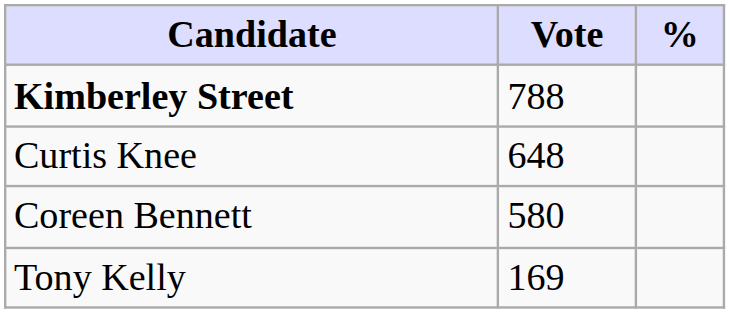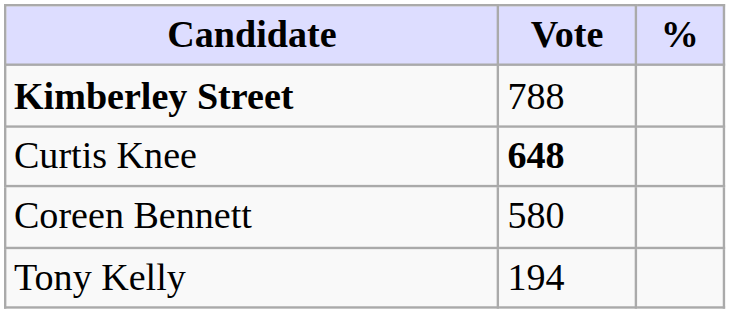(536, 155) normal -> (536, 155) bold
(536, 276) 169 -> (536, 276) 194
